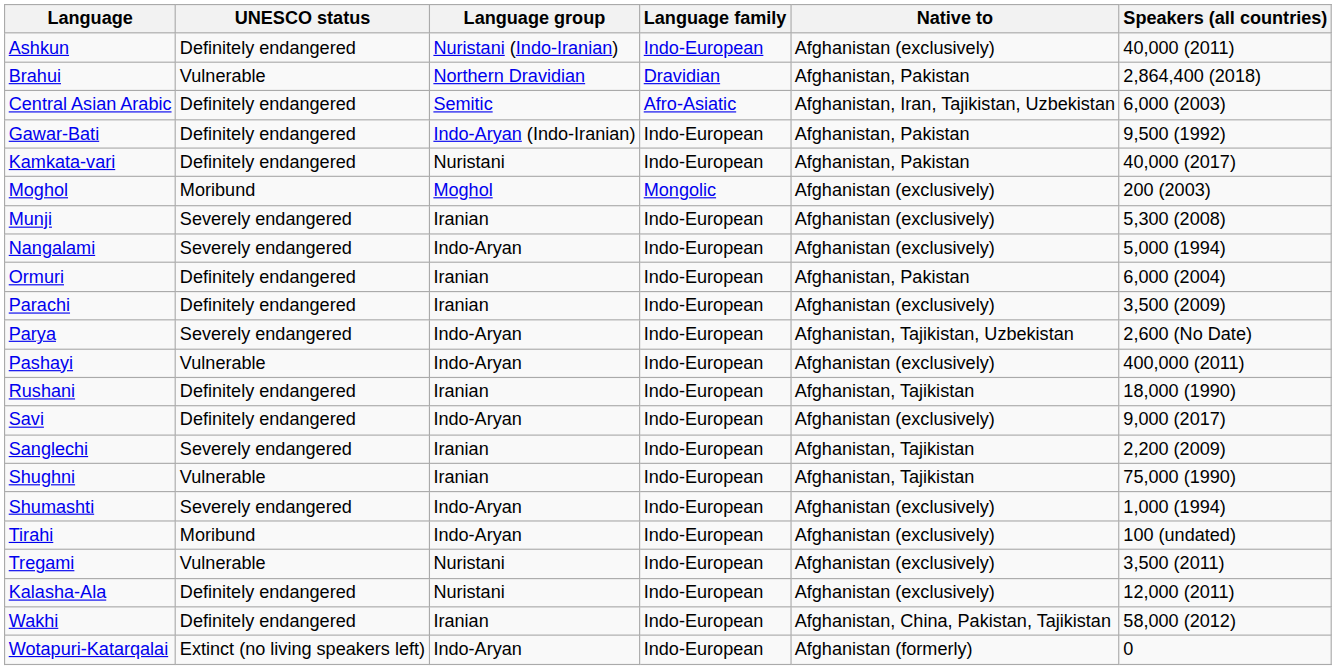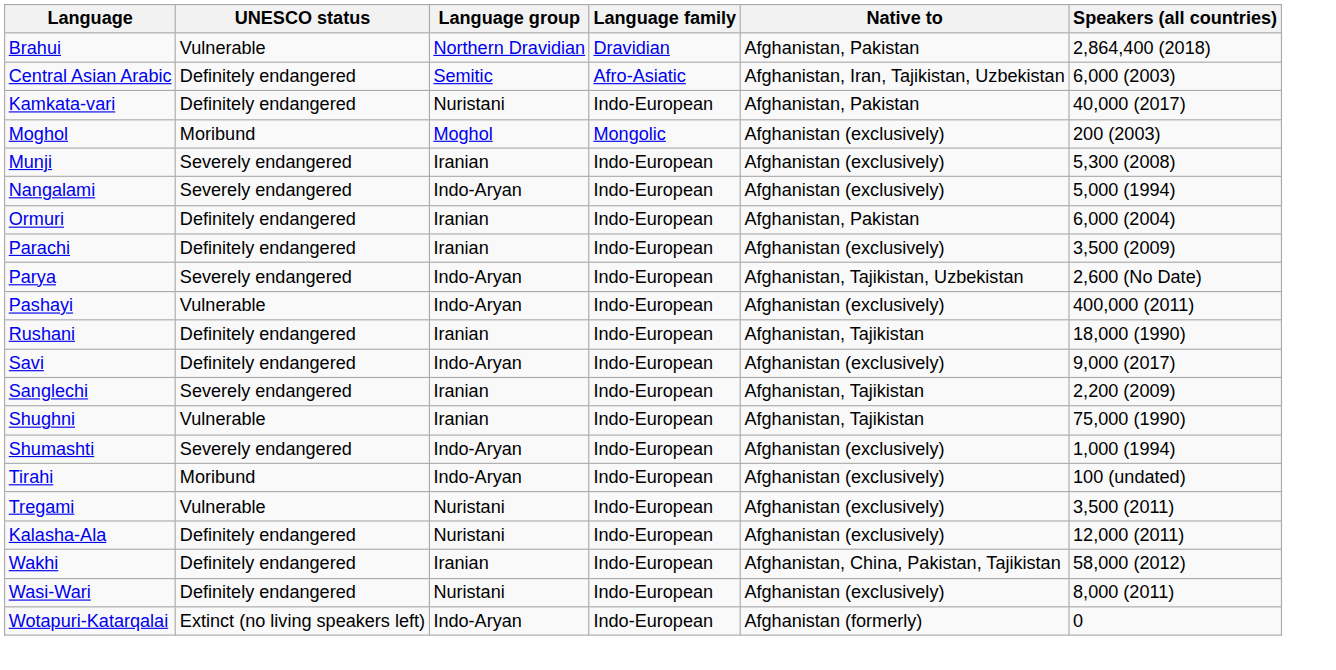- row: (39, 47)
- row: (54, 133)
+ row: (50, 592)
